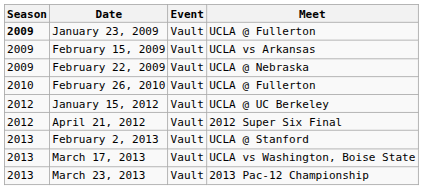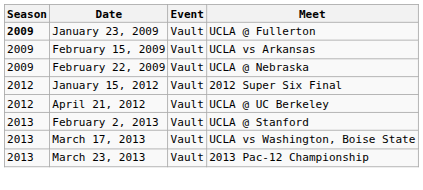- row: (109, 85)
(269, 103) UCLA @ UC Berkeley -> (276, 85) 2012 Super Six Final
(276, 121) 2012 Super Six Final -> (269, 103) UCLA @ UC Berkeley
